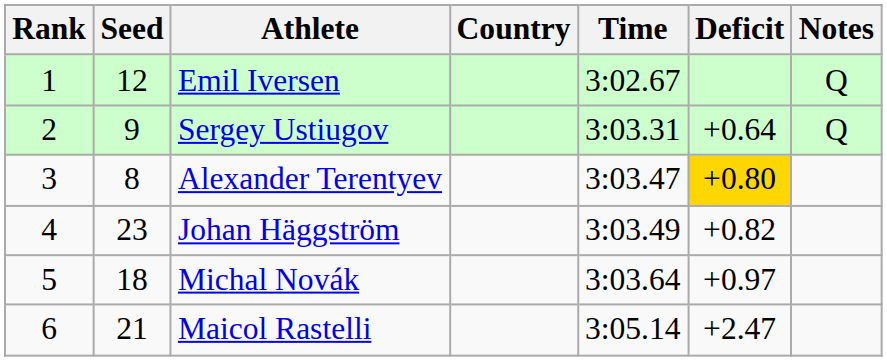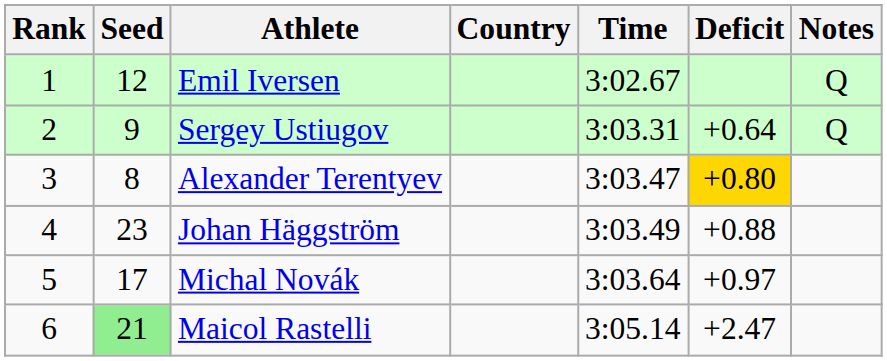(740, 229) +0.82 -> (740, 229) +0.88
(132, 279) 18 -> (132, 279) 17
(132, 329) no background -> (132, 329) lightgreen background
